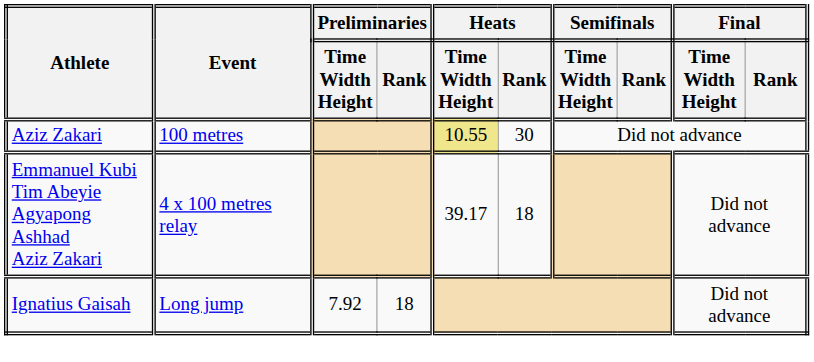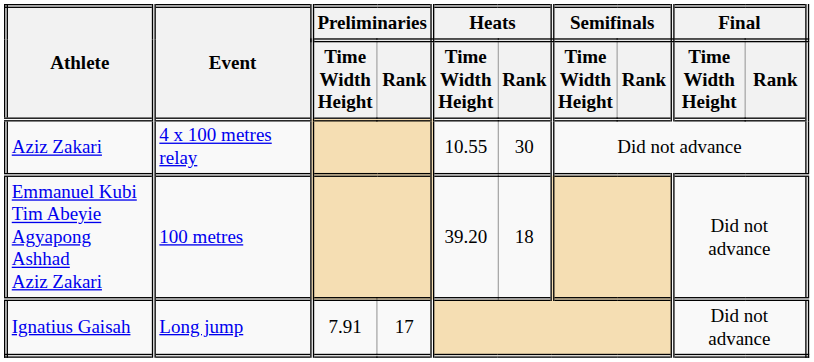(201, 136) 100 metres -> (216, 147) 4 x 100 metres relay
(466, 136) khaki background -> (466, 147) no background
(216, 214) 4 x 100 metres relay -> (201, 237) 100 metres
(466, 214) 39.17 -> (466, 237) 39.20
(345, 305) 7.92 -> (345, 327) 7.91
(404, 305) 18 -> (404, 327) 17
